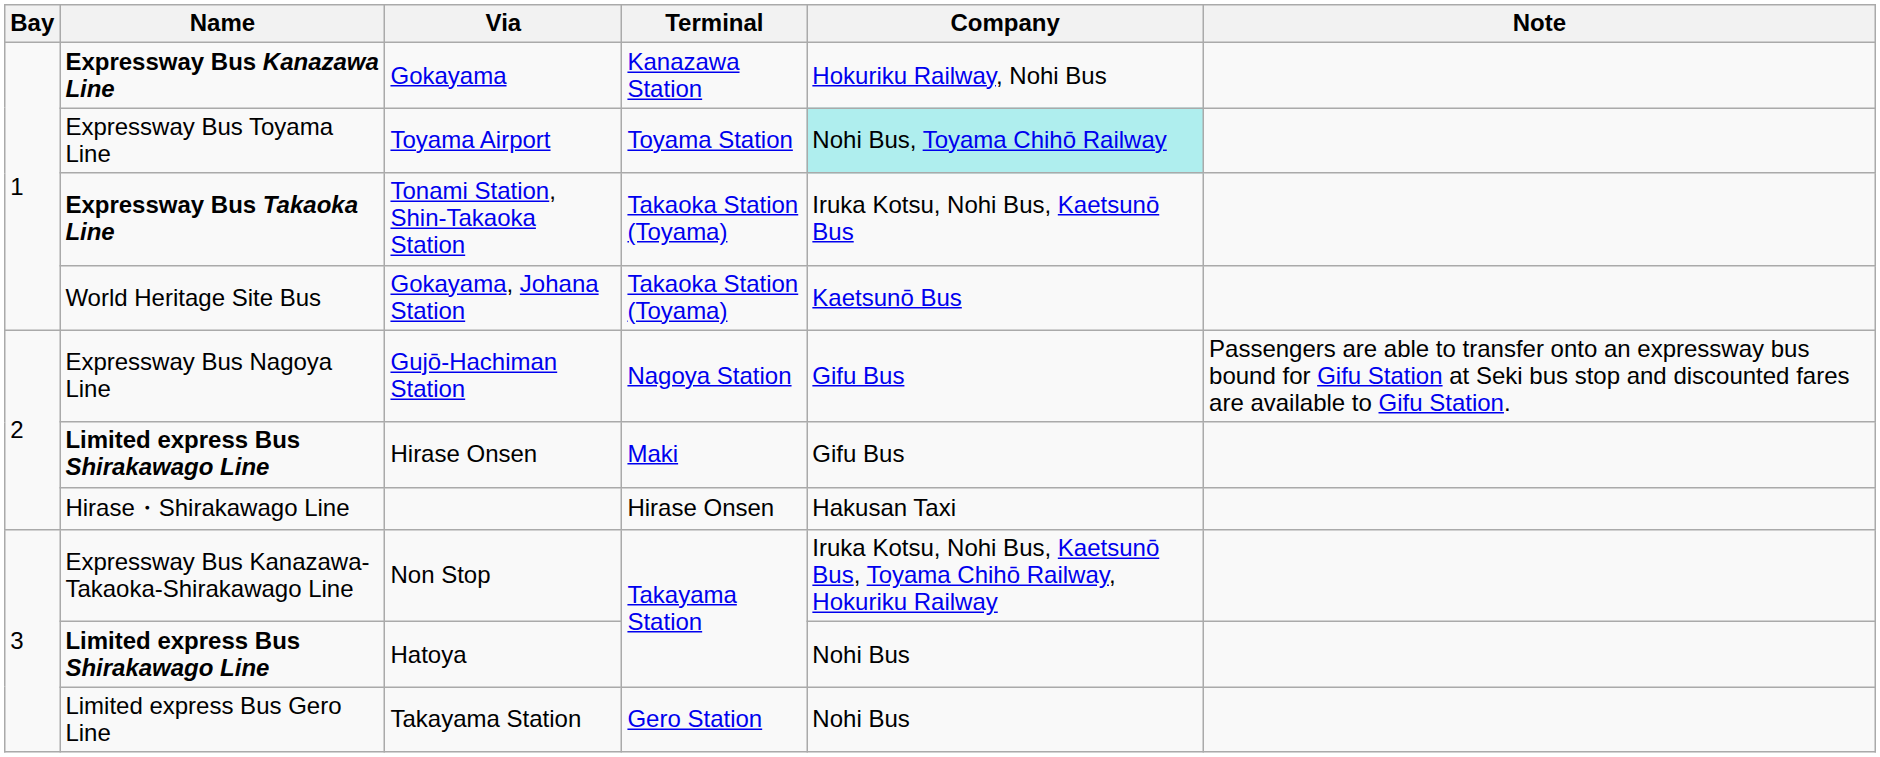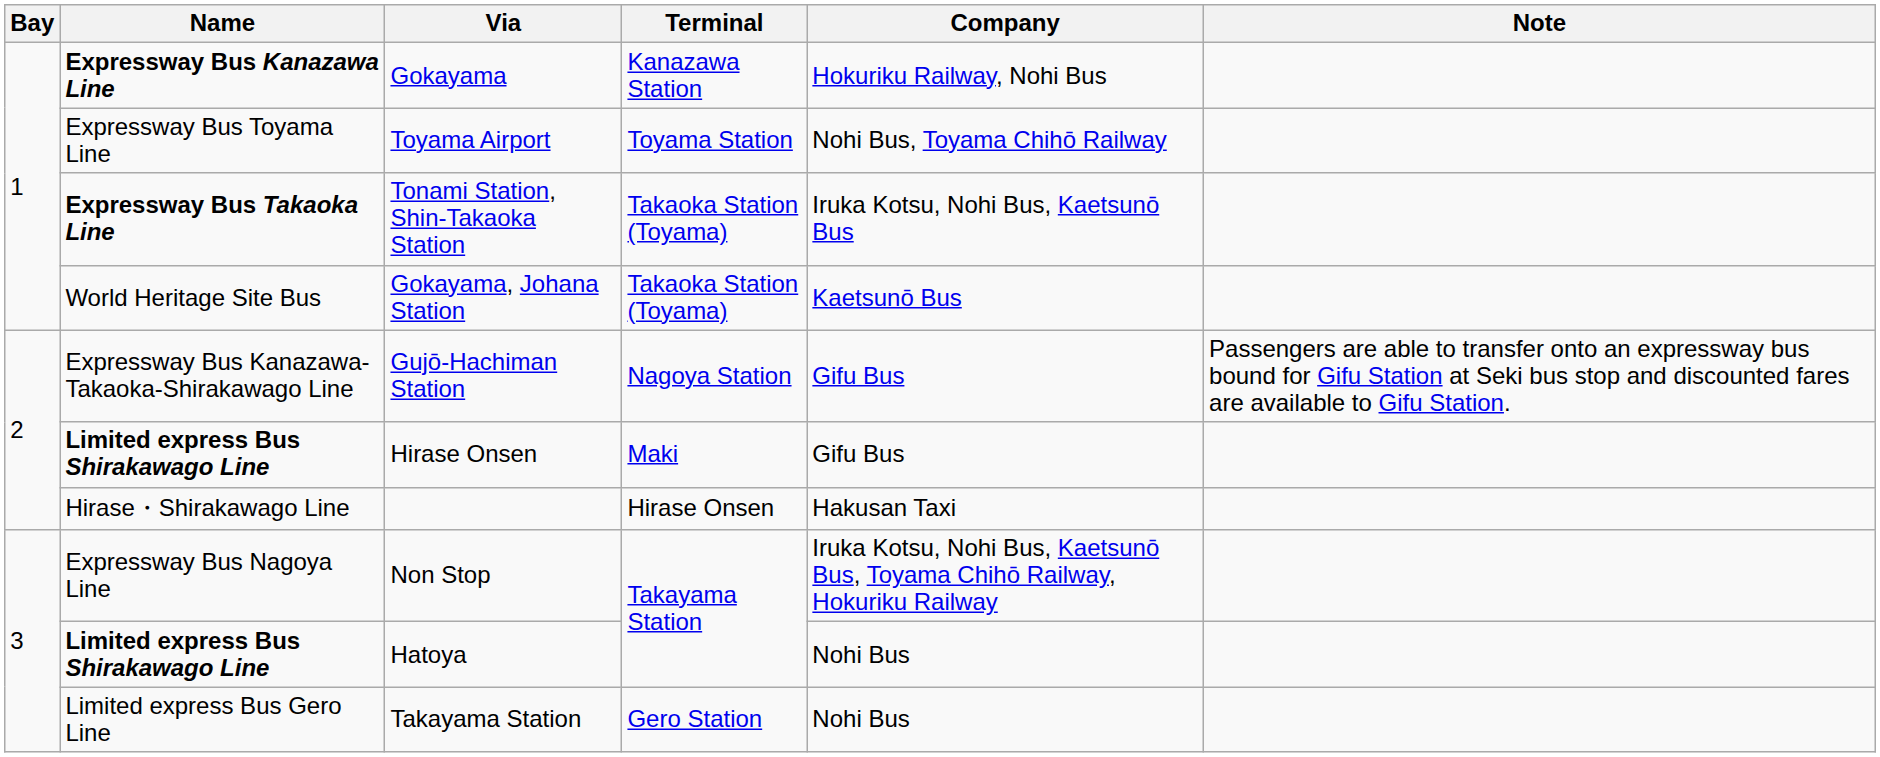(990, 140) paleturquoise background -> (990, 140) no background
(199, 375) Expressway Bus Nagoya Line -> (217, 375) Expressway Bus Kanazawa-Takaoka-Shirakawago Line
(217, 575) Expressway Bus Kanazawa-Takaoka-Shirakawago Line -> (199, 575) Expressway Bus Nagoya Line
